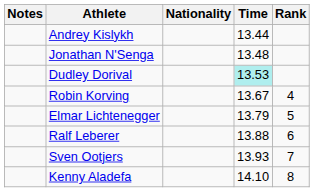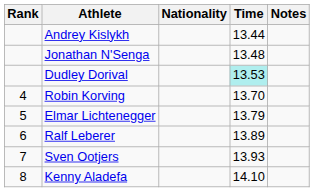columns swapped: (291, 14) <-> (25, 14)
(253, 95) 13.67 -> (249, 95) 13.70
(253, 136) 13.88 -> (249, 136) 13.89
